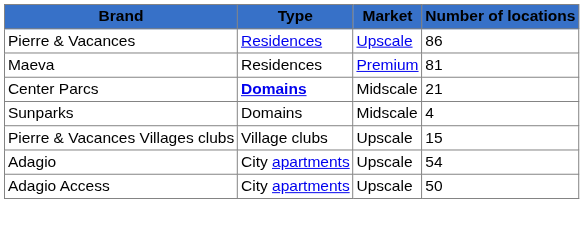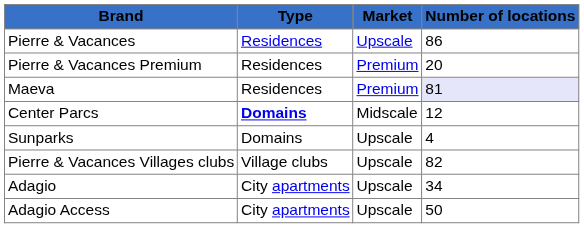+ row: (105, 65)
(434, 65) no background -> (434, 89) lavender background
(434, 89) 21 -> (434, 113) 12
(387, 113) Midscale -> (384, 137) Upscale
(434, 137) 15 -> (434, 162) 82
(434, 162) 54 -> (434, 186) 34
